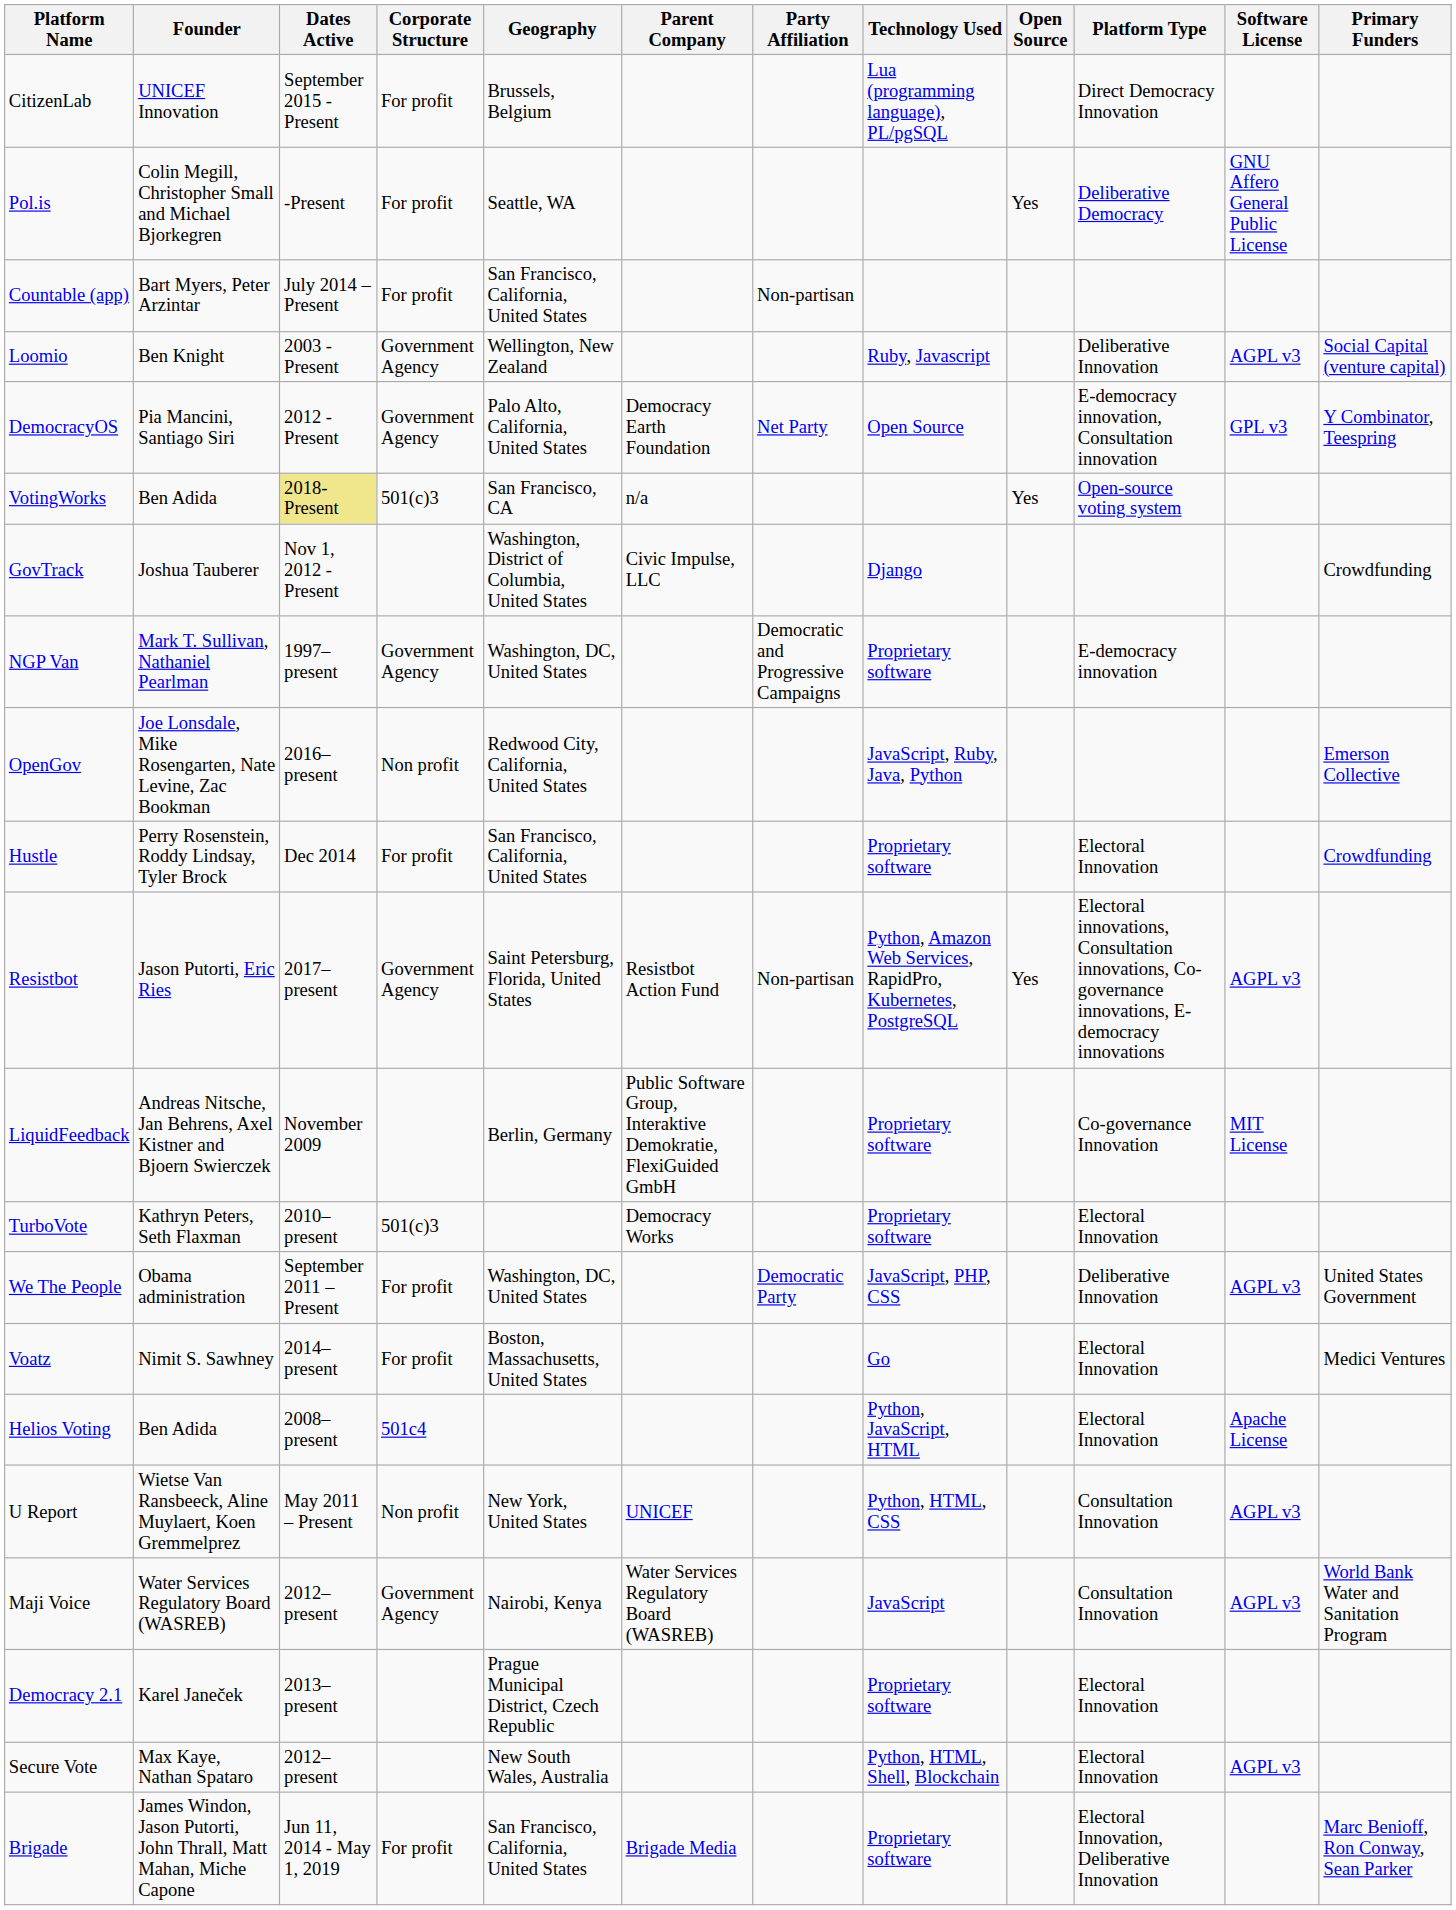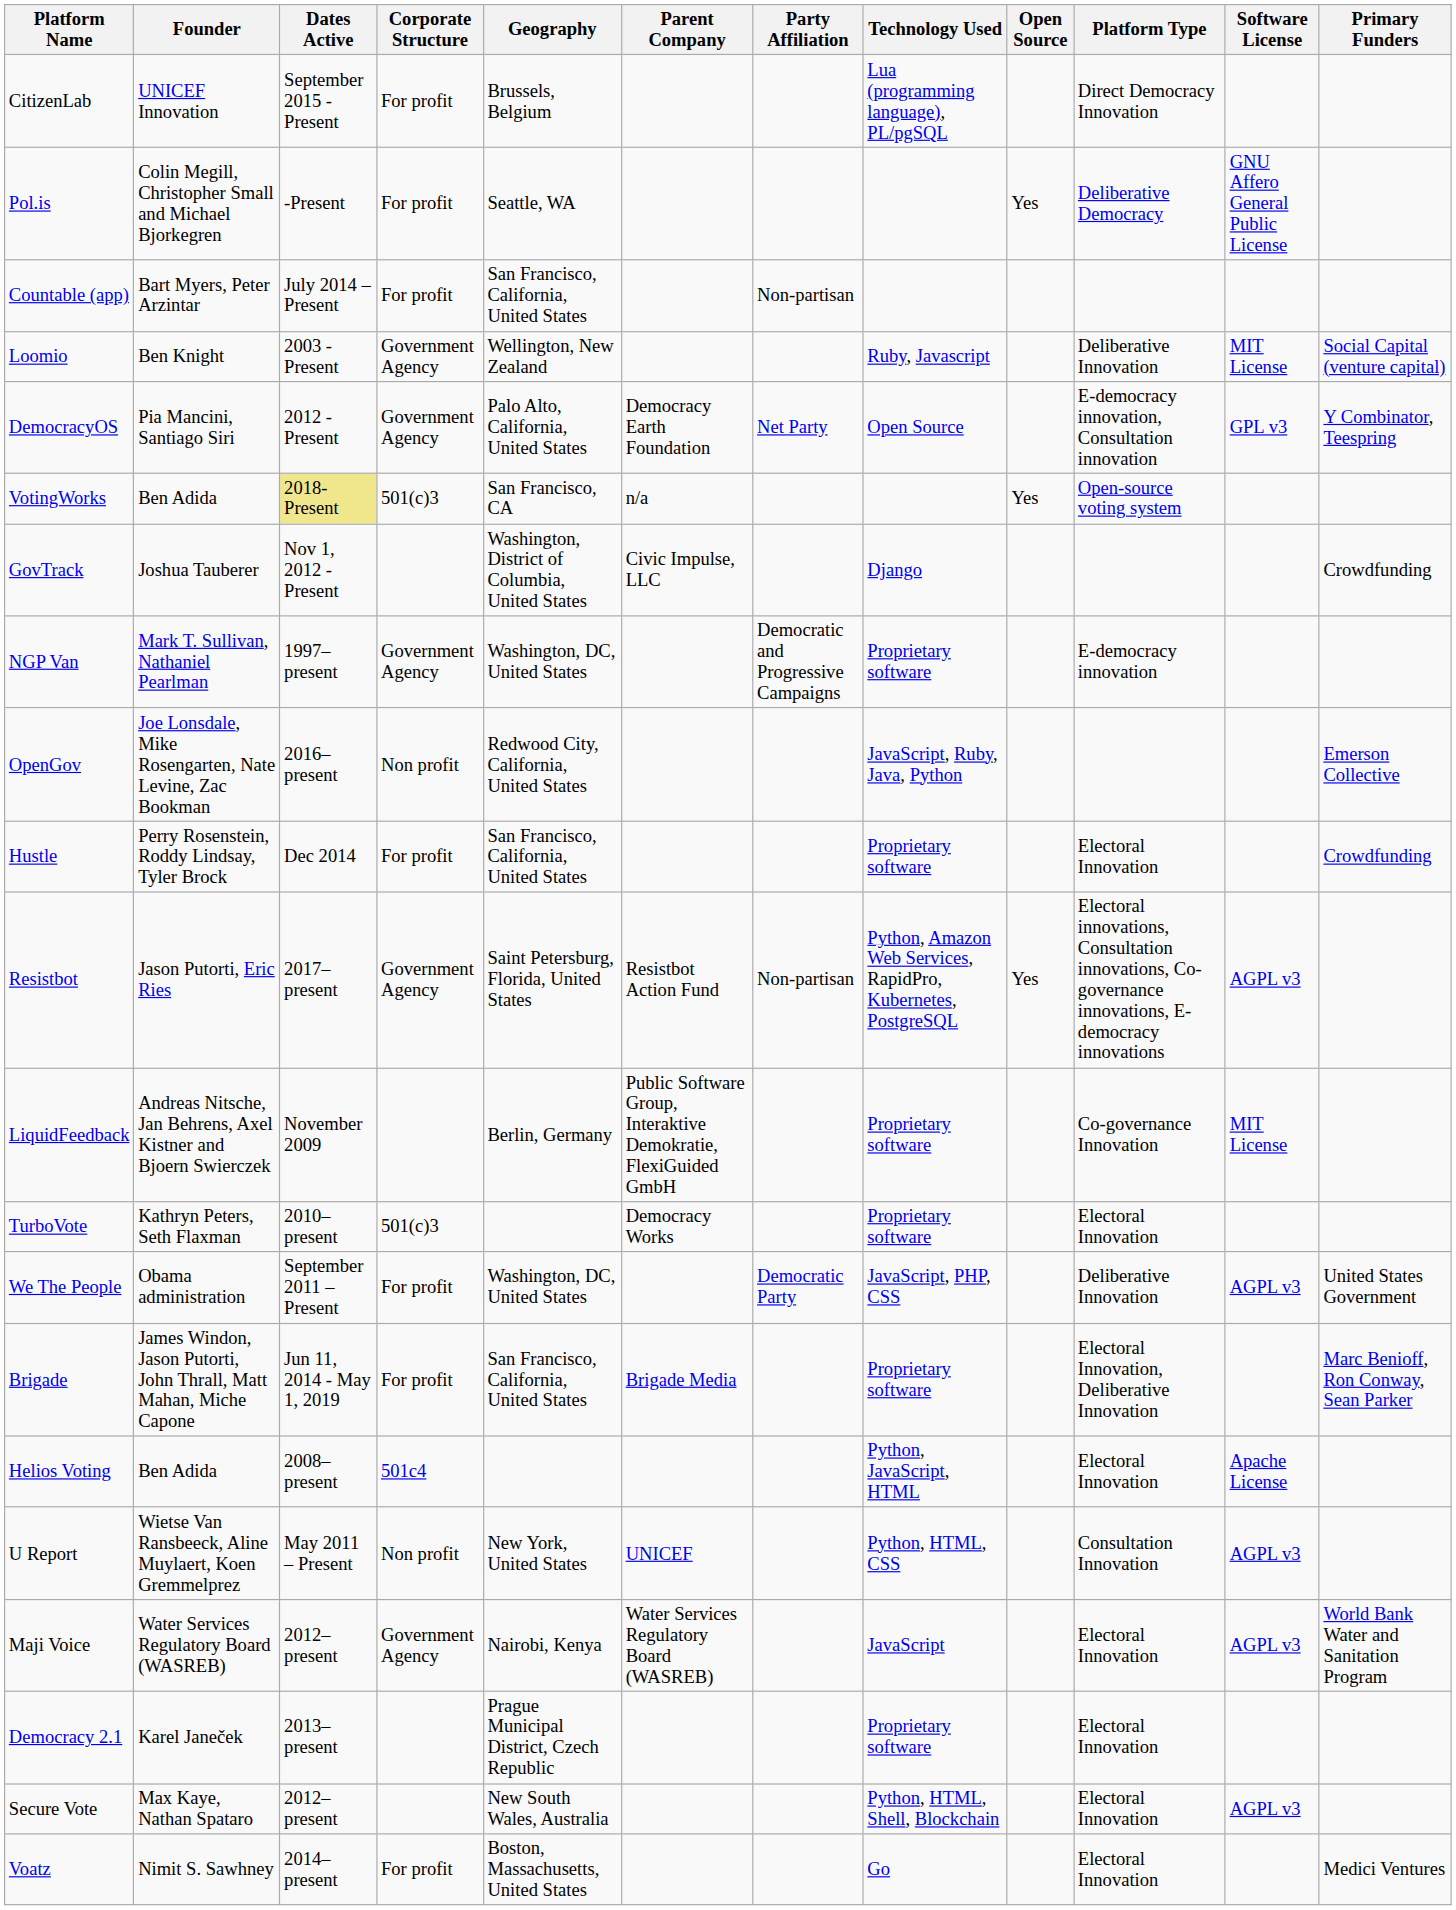(1265, 356) AGPL v3 -> (1259, 356) MIT License
rows swapped: (30, 1358) <-> (38, 1848)
(1125, 1603) Consultation Innovation -> (1118, 1645) Electoral Innovation
